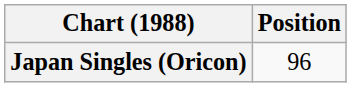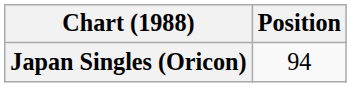(299, 61) 96 -> (299, 61) 94
